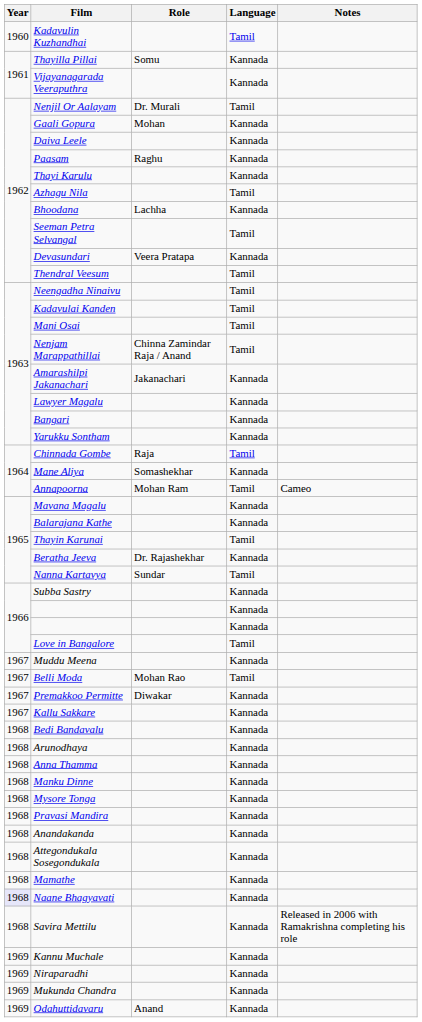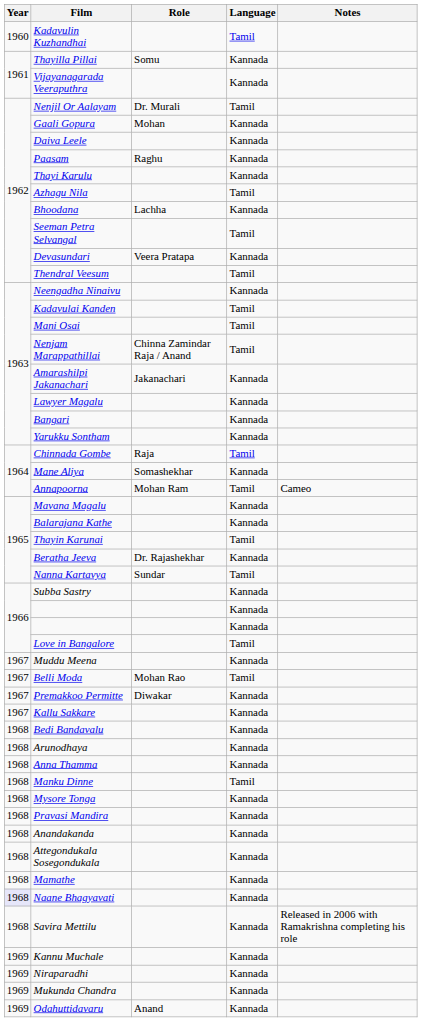(242, 291) Tamil -> (249, 291) Kannada
(249, 781) Kannada -> (242, 781) Tamil
